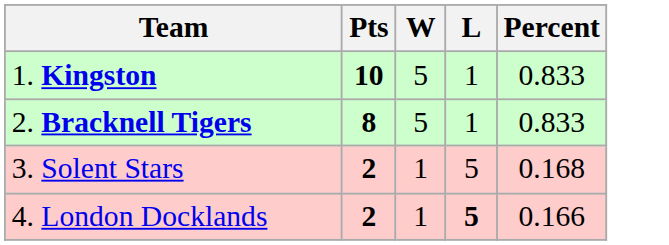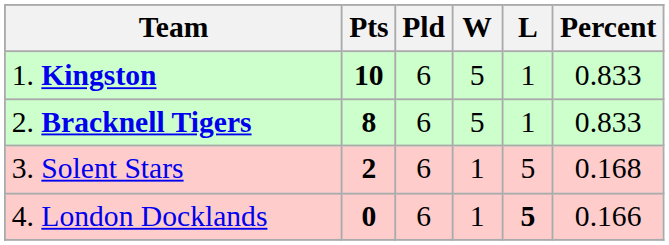+ column: (424, 27)
(369, 215) 2 -> (369, 215) 0
